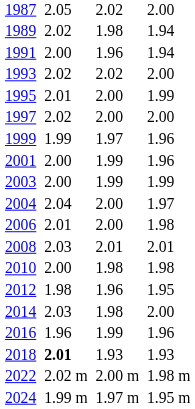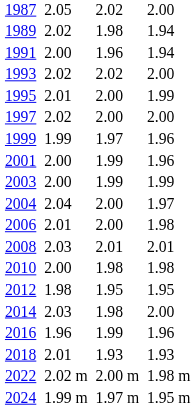(109, 290) 1.96 -> (109, 290) 1.95
(58, 354) bold -> (58, 354) normal
